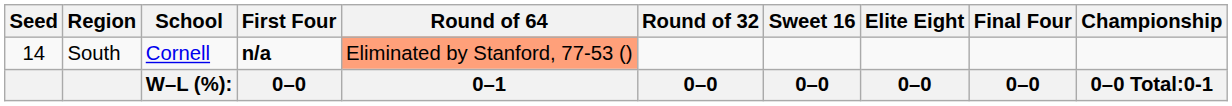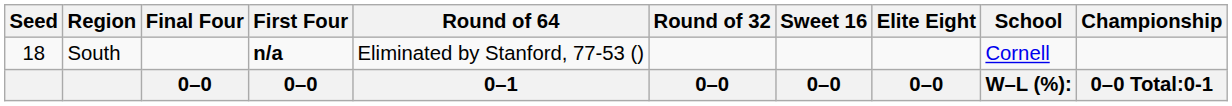columns swapped: (189, 21) <-> (1023, 21)
(34, 53) 14 -> (34, 53) 18
(489, 53) lightsalmon background -> (501, 53) no background
